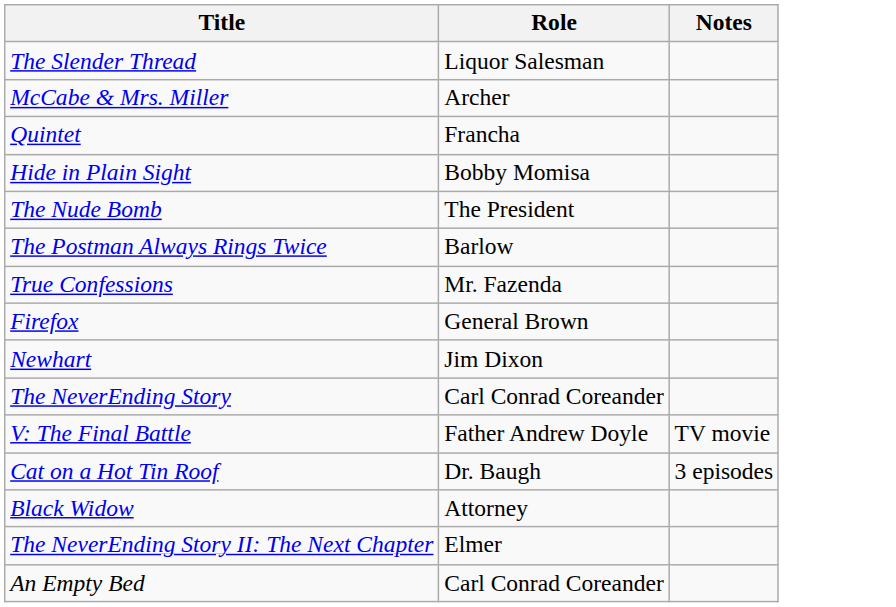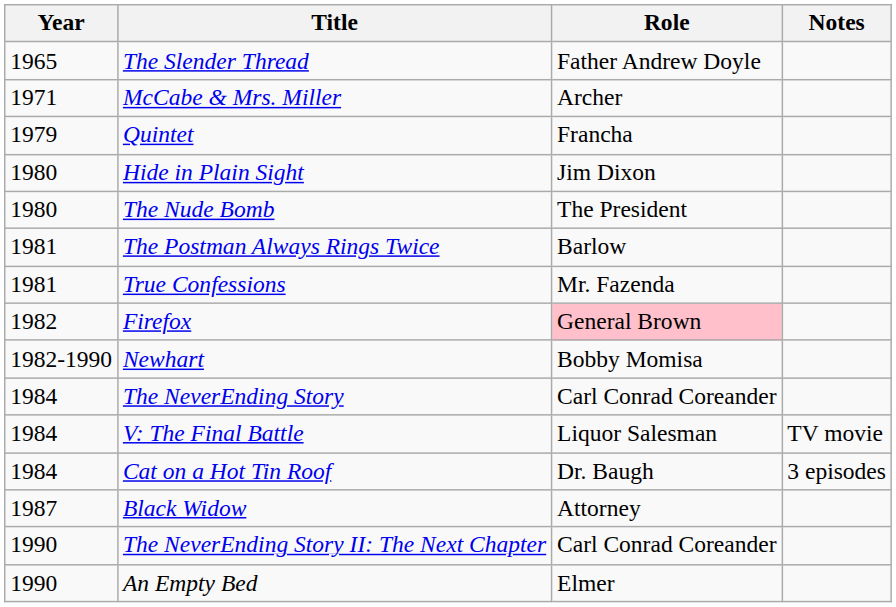+ column: (61, 23)
(524, 60) Liquor Salesman -> (659, 60) Father Andrew Doyle
(517, 172) Bobby Momisa -> (606, 172) Jim Dixon
(516, 321) no background -> (629, 321) pink background
(494, 358) Jim Dixon -> (630, 358) Bobby Momisa
(546, 433) Father Andrew Doyle -> (637, 433) Liquor Salesman
(473, 545) Elmer -> (667, 545) Carl Conrad Coreander
(554, 582) Carl Conrad Coreander -> (586, 582) Elmer
